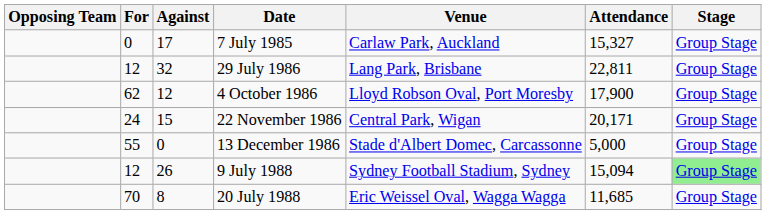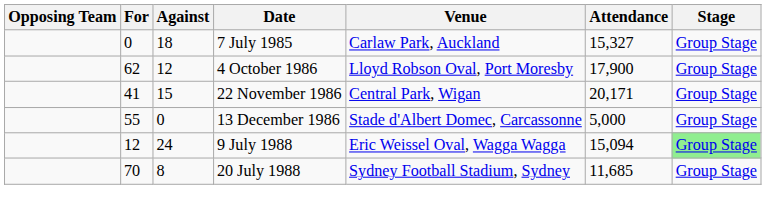(165, 42) 17 -> (165, 42) 18
- row: (259, 68)
(132, 119) 24 -> (132, 94) 41
(165, 171) 26 -> (165, 145) 24
(460, 171) Sydney Football Stadium, Sydney -> (457, 145) Eric Weissel Oval, Wagga Wagga
(457, 196) Eric Weissel Oval, Wagga Wagga -> (460, 171) Sydney Football Stadium, Sydney
